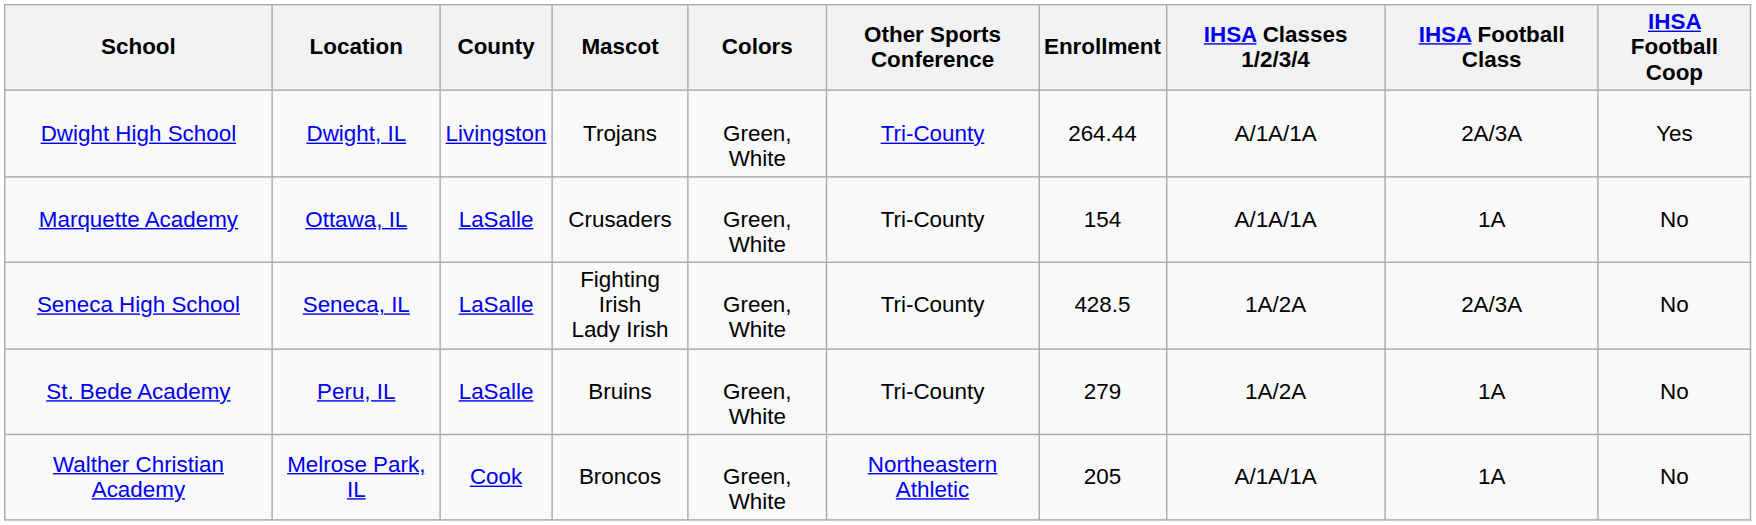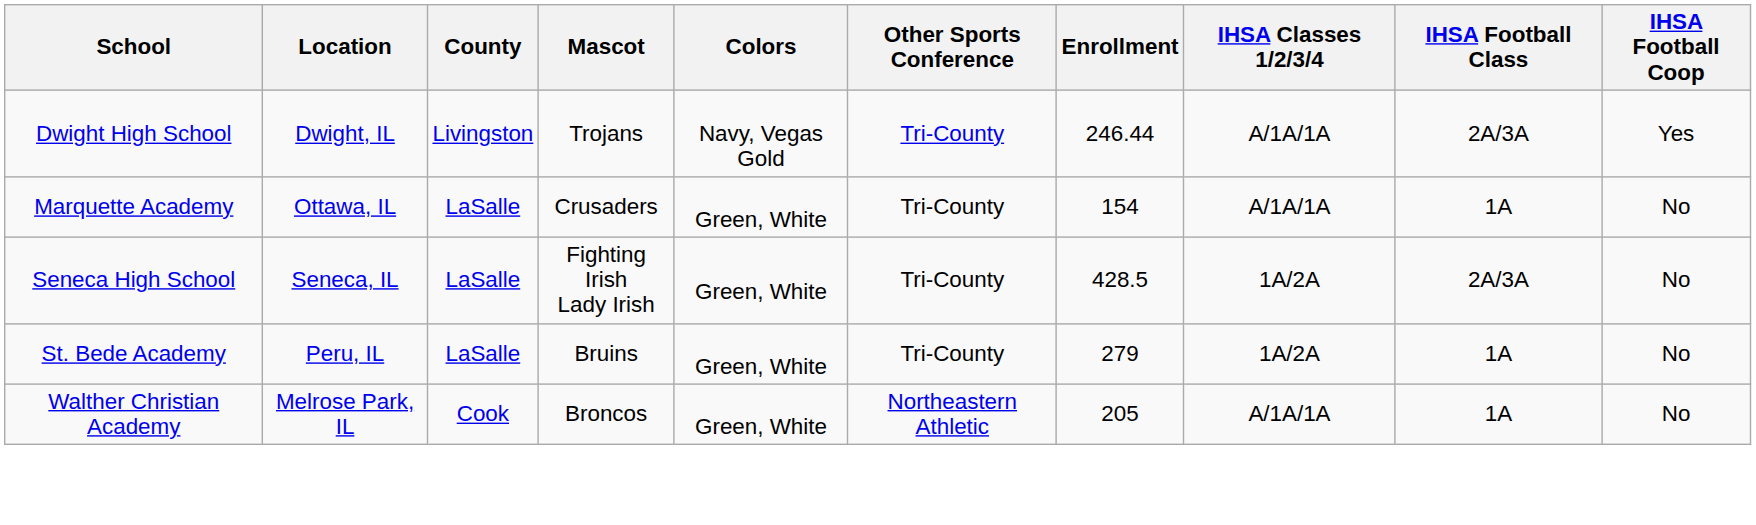(757, 145) Green, White -> (761, 145) Navy, Vegas Gold
(1102, 133) 264.44 -> (1120, 133) 246.44
